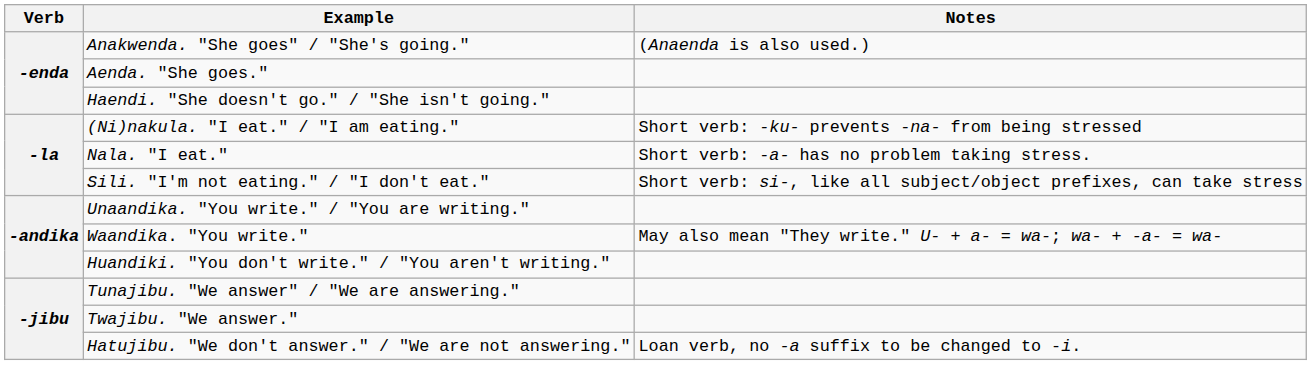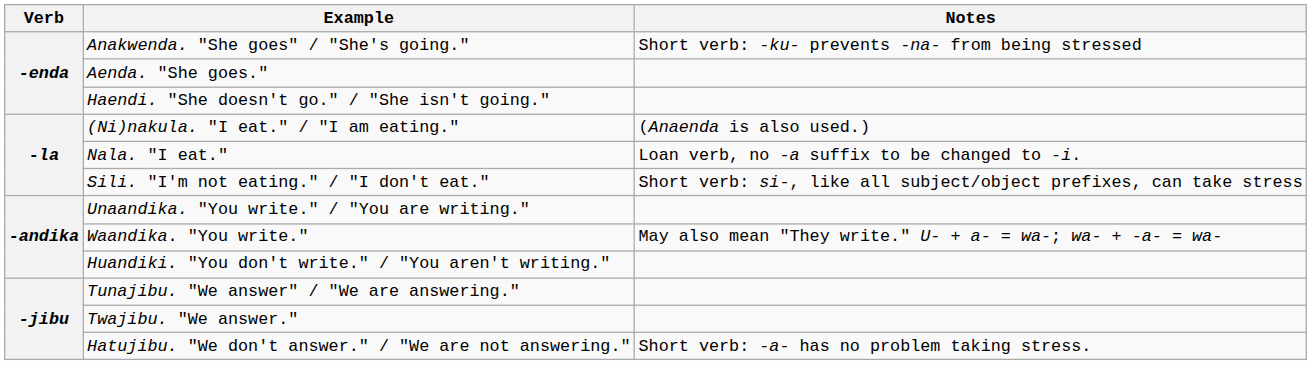(754, 46) (Anaenda is also used.) -> (890, 46) Short verb: -ku- prevents -na- from being stressed
(890, 128) Short verb: -ku- prevents -na- from being stressed -> (754, 128) (Anaenda is also used.)
(865, 155) Short verb: -a- has no problem taking stress. -> (860, 155) Loan verb, no -a suffix to be changed to -i.
(860, 346) Loan verb, no -a suffix to be changed to -i. -> (865, 346) Short verb: -a- has no problem taking stress.
